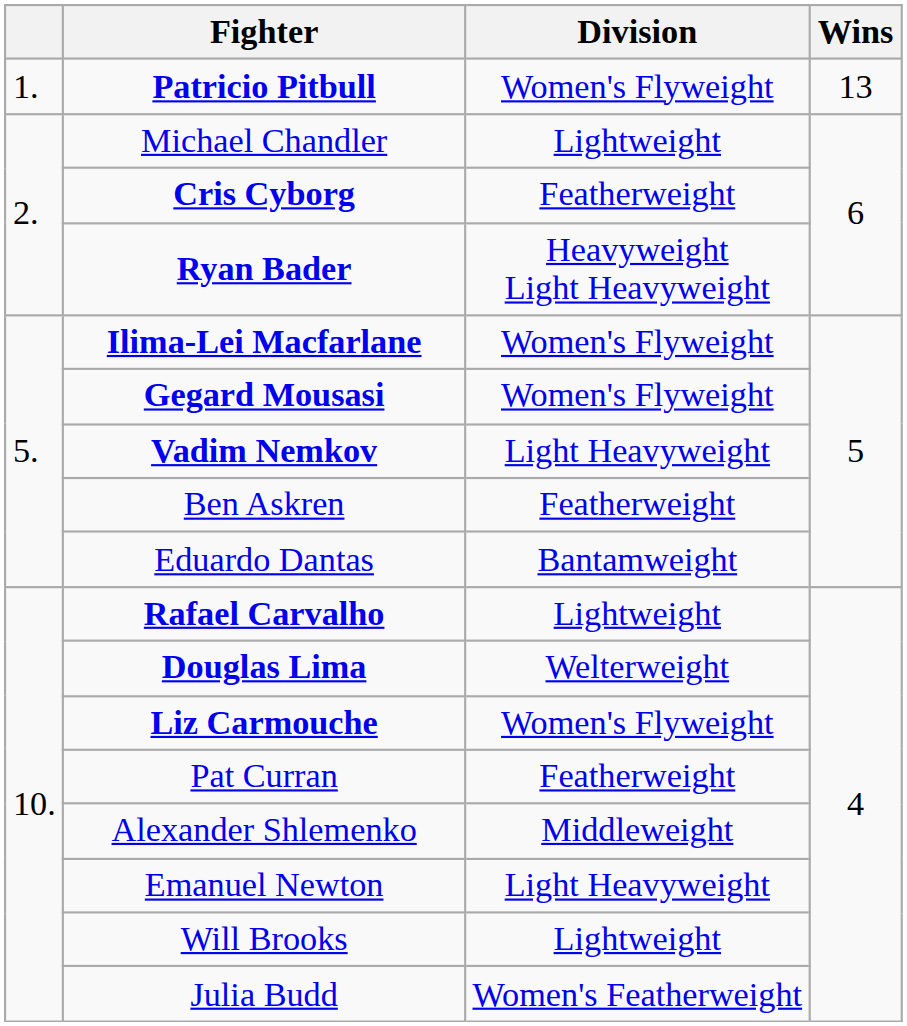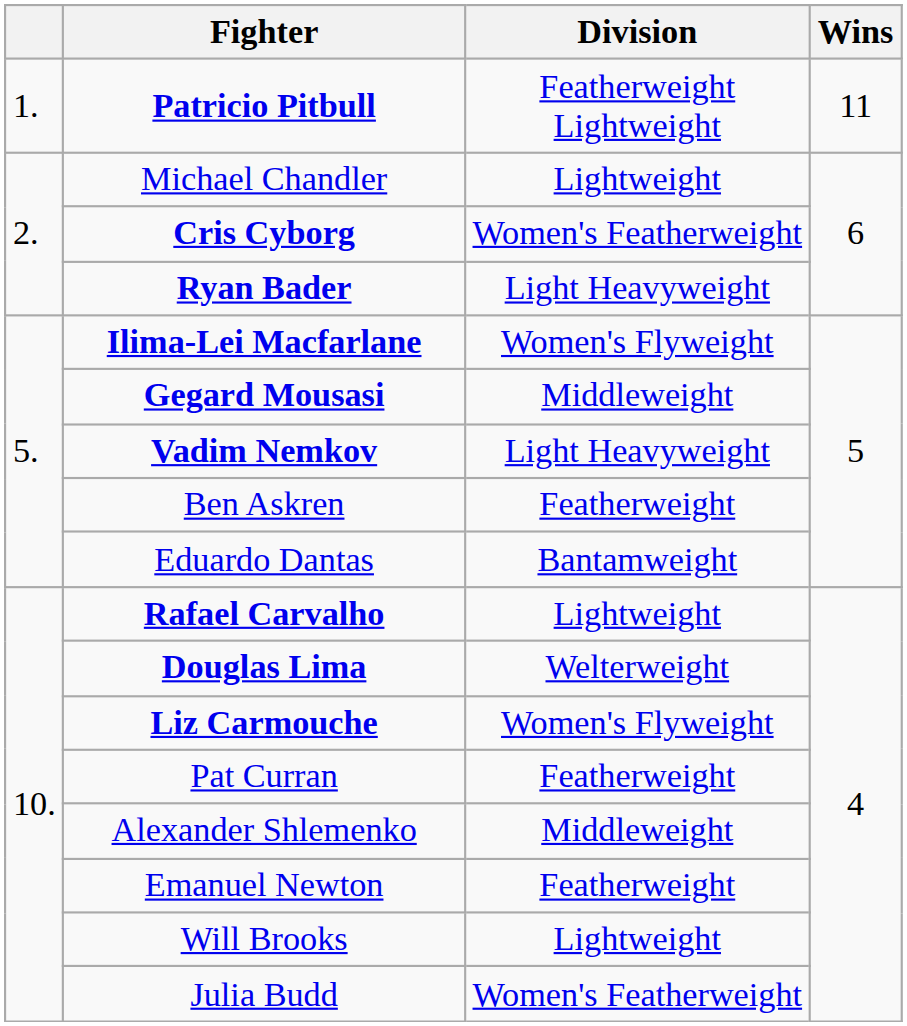(637, 85) Women's Flyweight -> (637, 105) Featherweight Lightweight
(856, 85) 13 -> (856, 105) 11
(637, 194) Featherweight -> (637, 233) Women's Featherweight
(637, 268) Heavyweight Light Heavyweight -> (637, 287) Light Heavyweight
(637, 395) Women's Flyweight -> (637, 395) Middleweight
(637, 884) Light Heavyweight -> (637, 884) Featherweight
